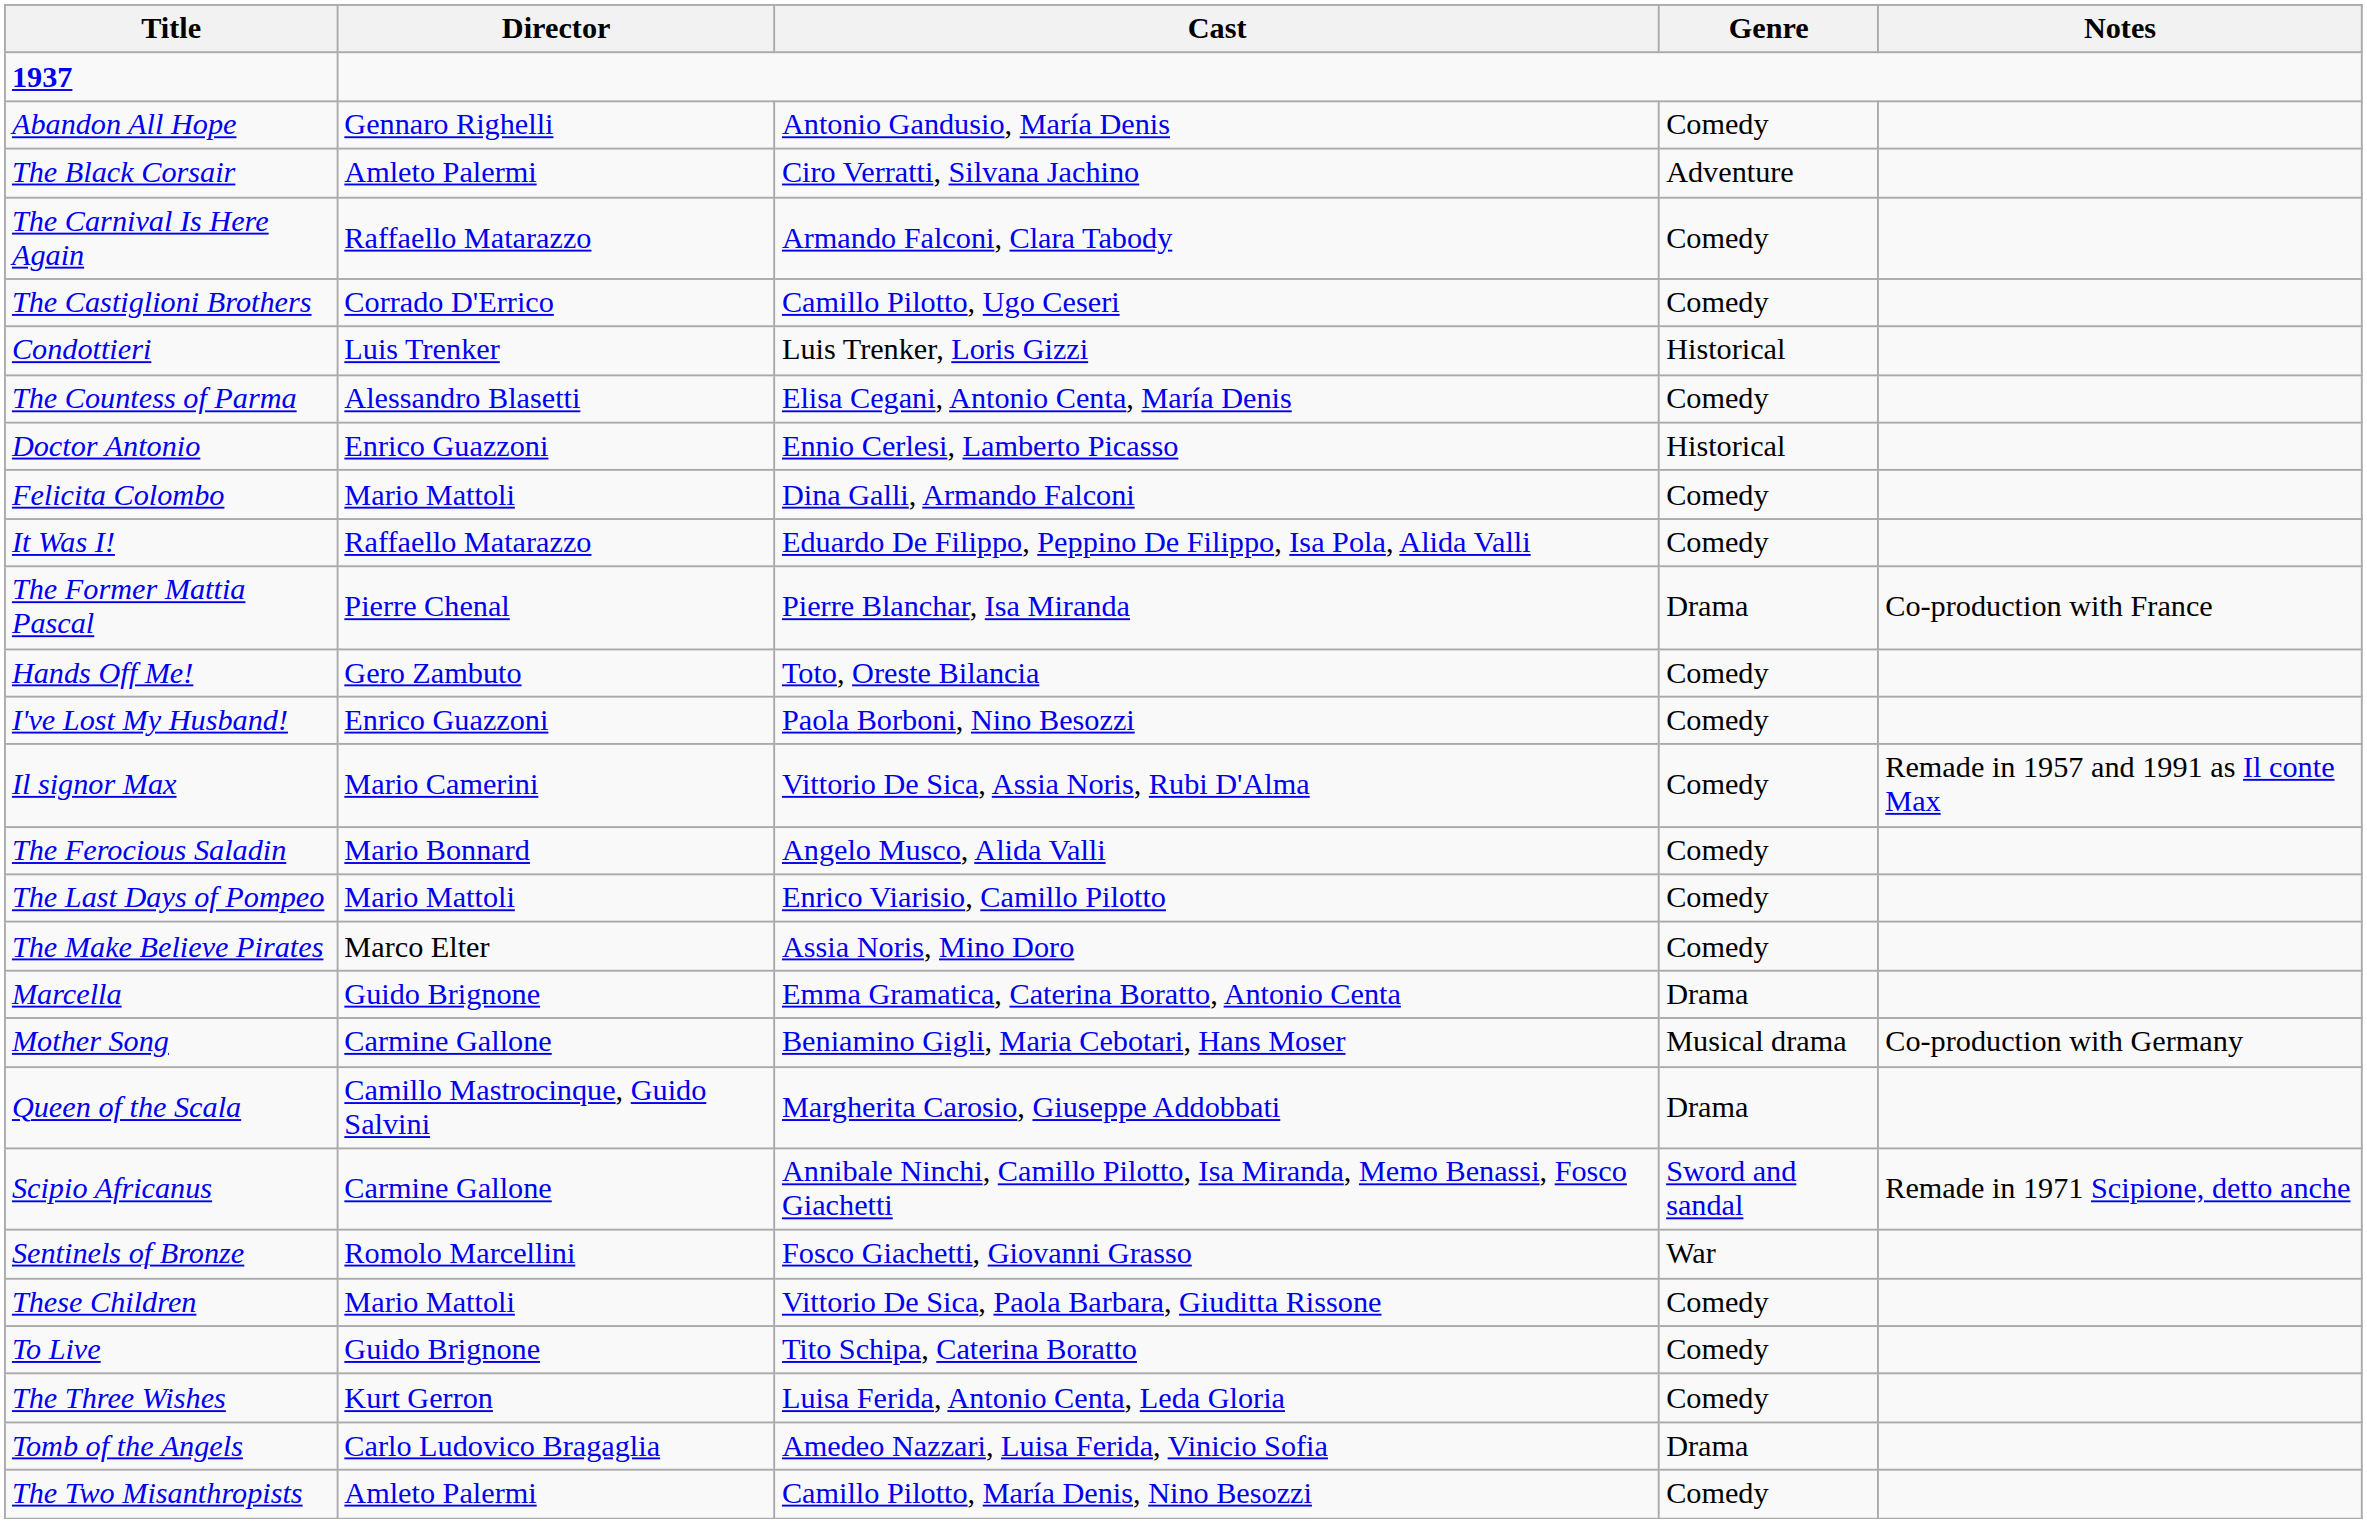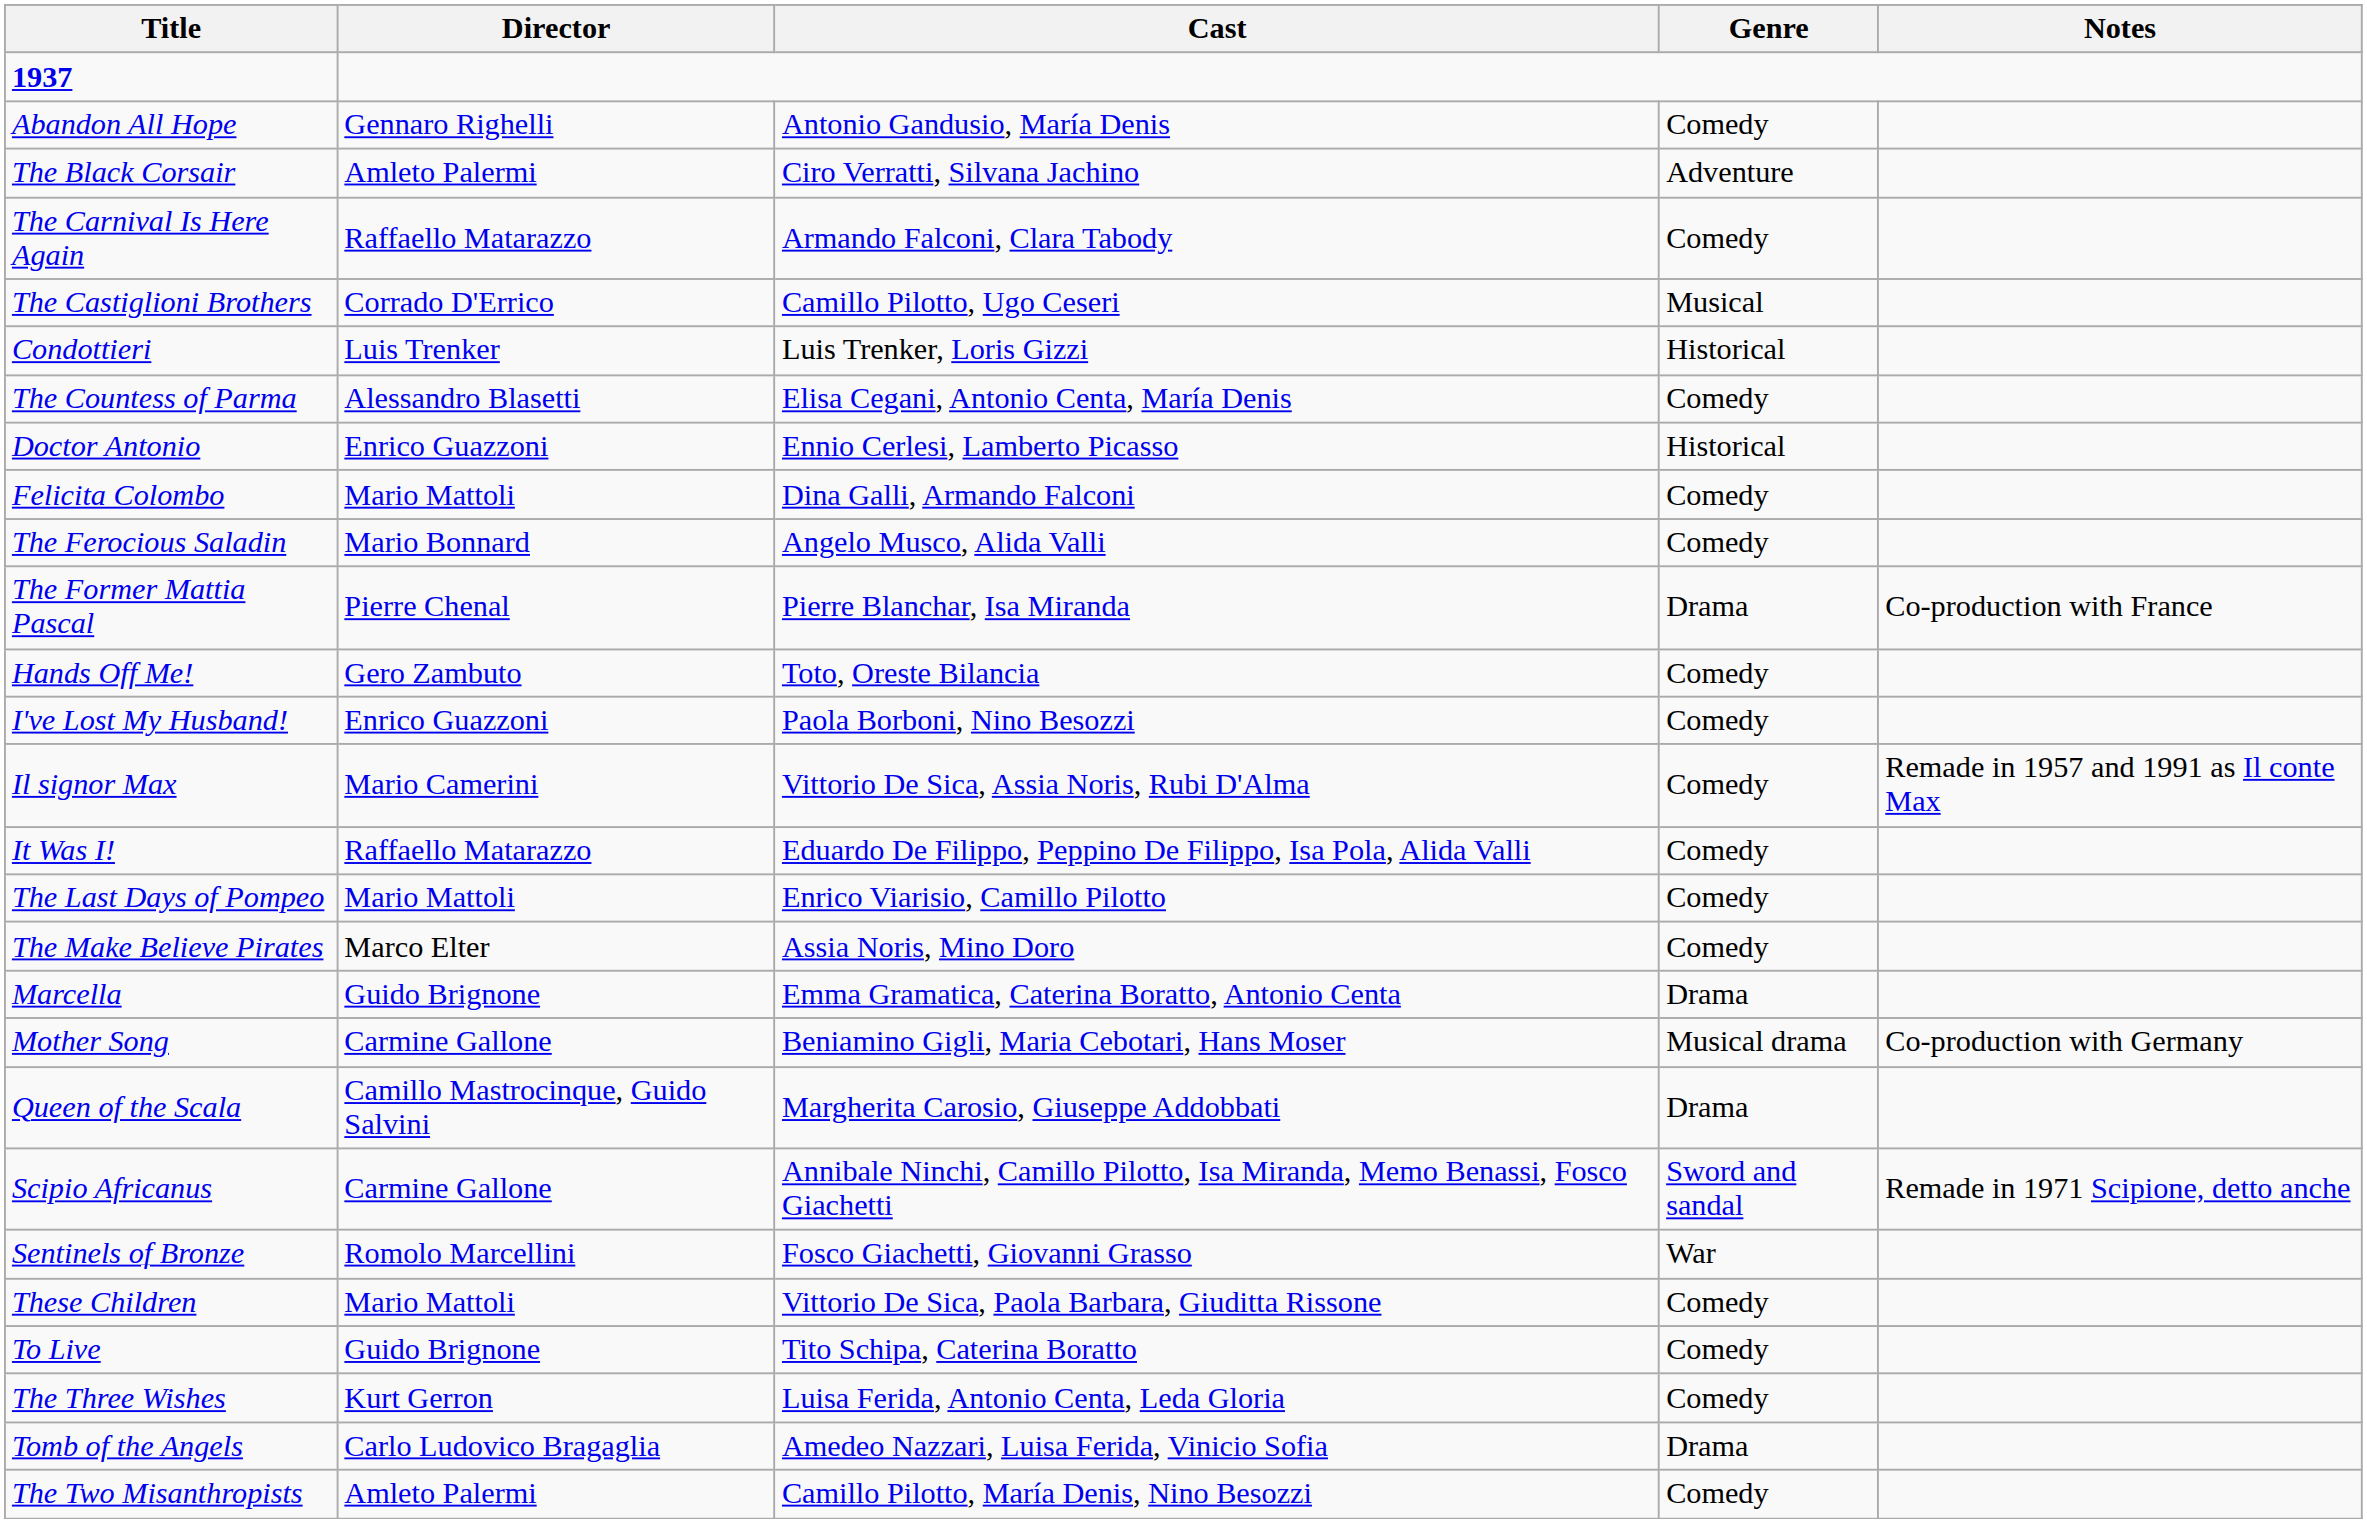(1717, 302) Comedy -> (1715, 302) Musical
rows swapped: (149, 849) <-> (63, 542)
